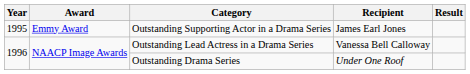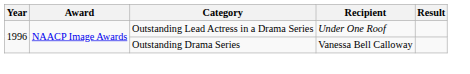- row: (232, 28)
(383, 45) Vanessa Bell Calloway -> (352, 28) Under One Roof
(370, 61) Under One Roof -> (365, 45) Vanessa Bell Calloway
